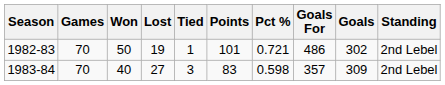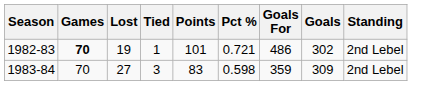- column: (124, 22)
(83, 49) normal -> (83, 49) bold
(315, 70) 357 -> (281, 70) 359
